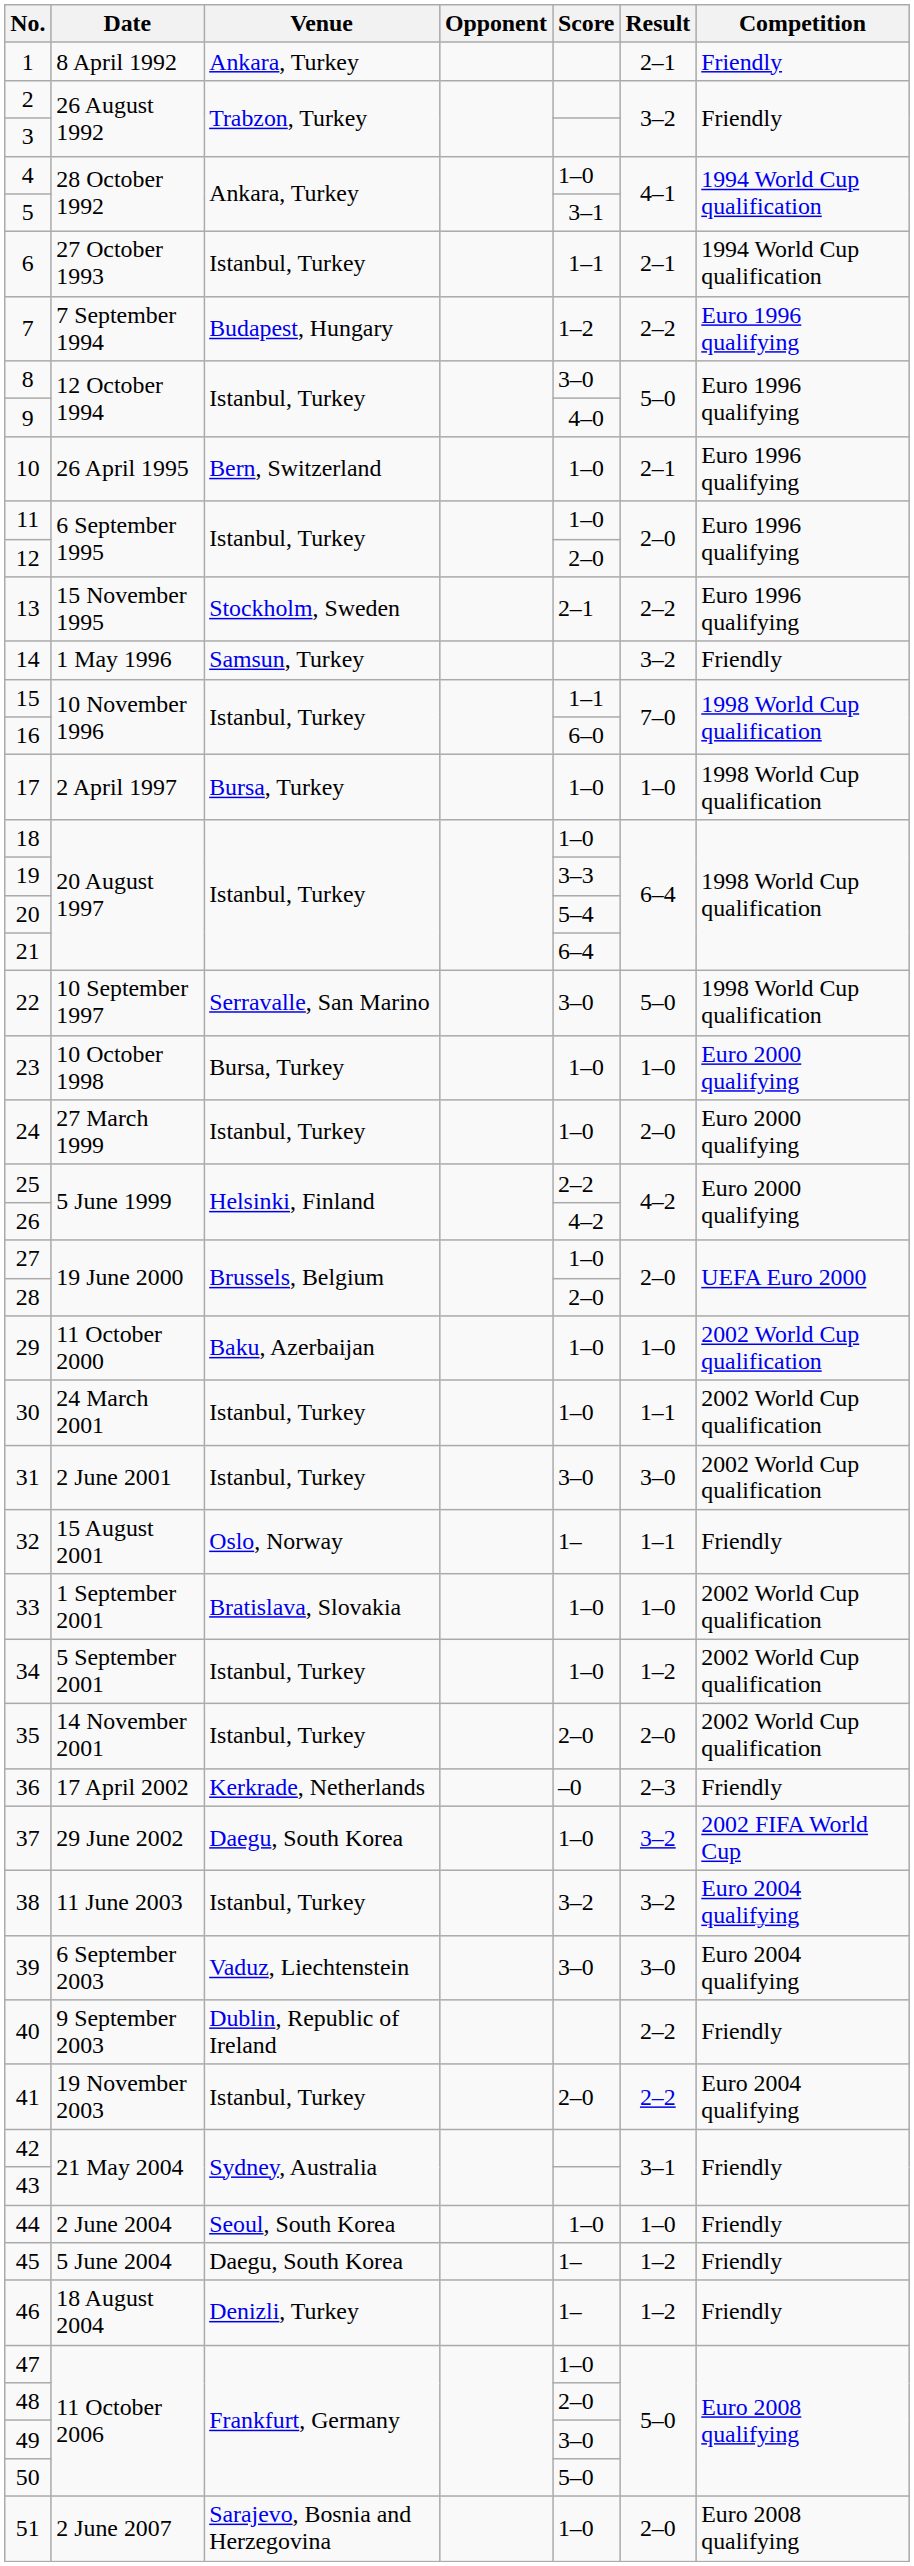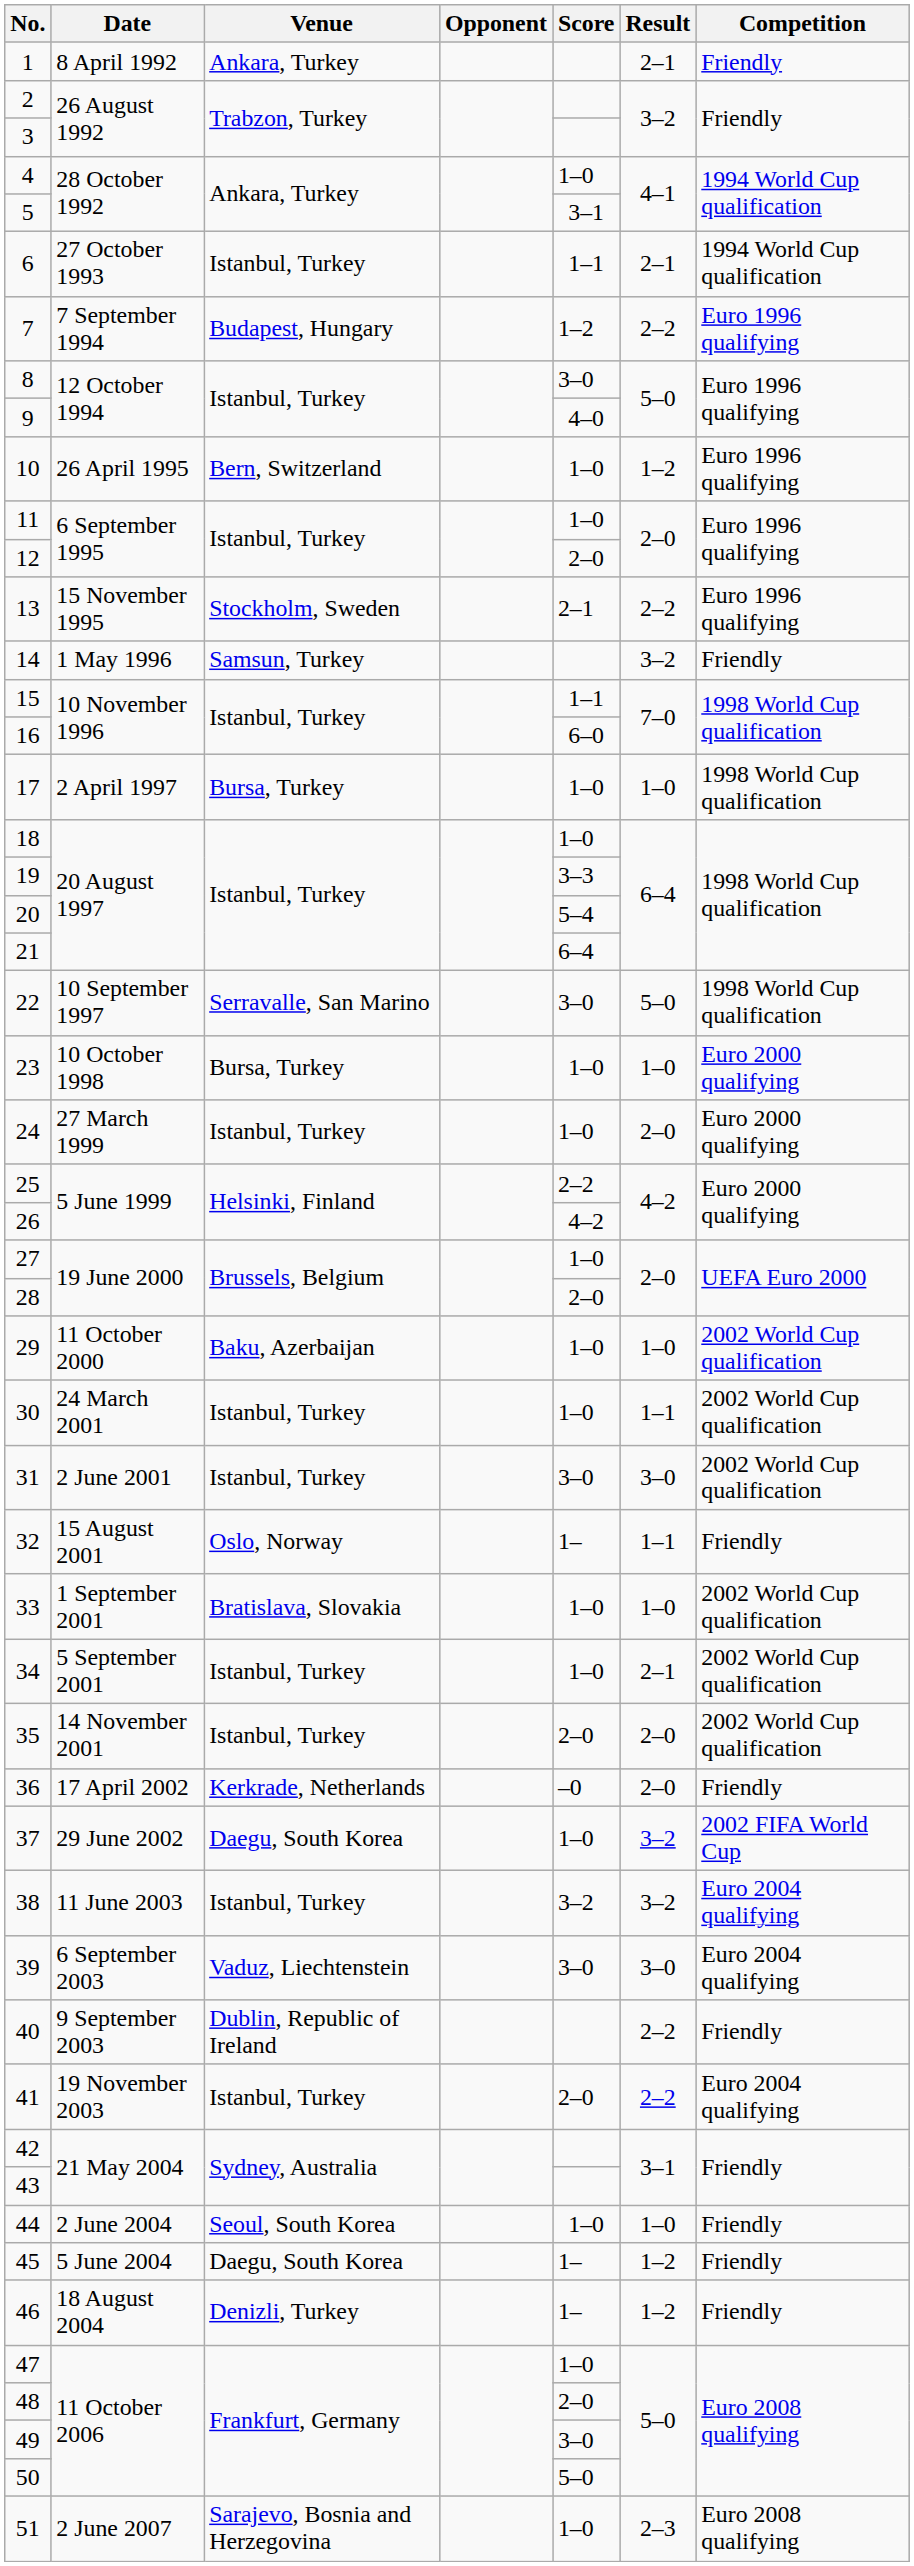(658, 468) 2–1 -> (658, 468) 1–2
(658, 1670) 1–2 -> (658, 1670) 2–1
(658, 1786) 2–3 -> (658, 1786) 2–0
(658, 2528) 2–0 -> (658, 2528) 2–3
